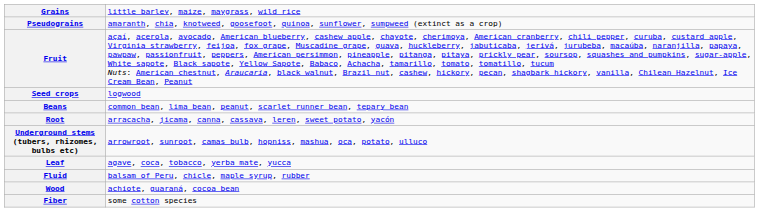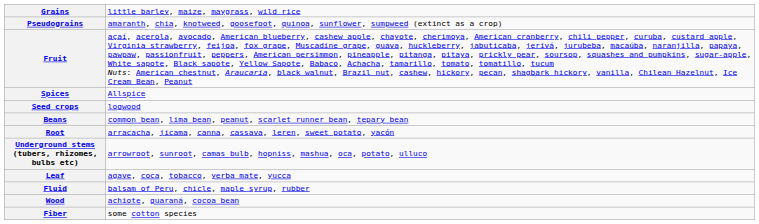+ row: (55, 94)
